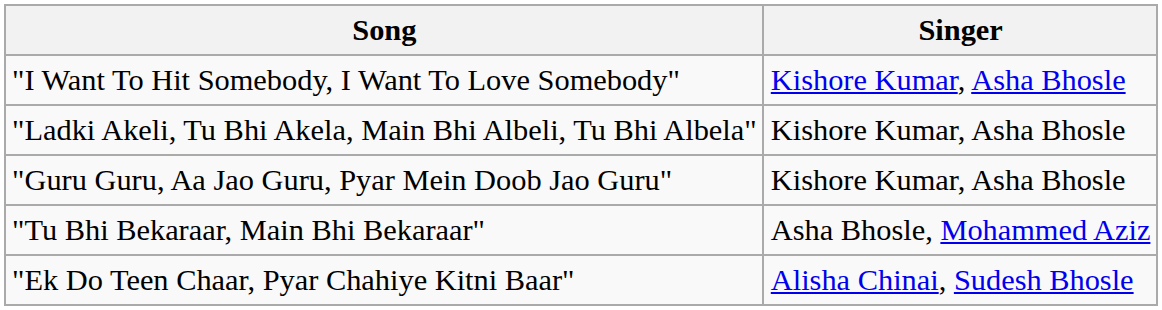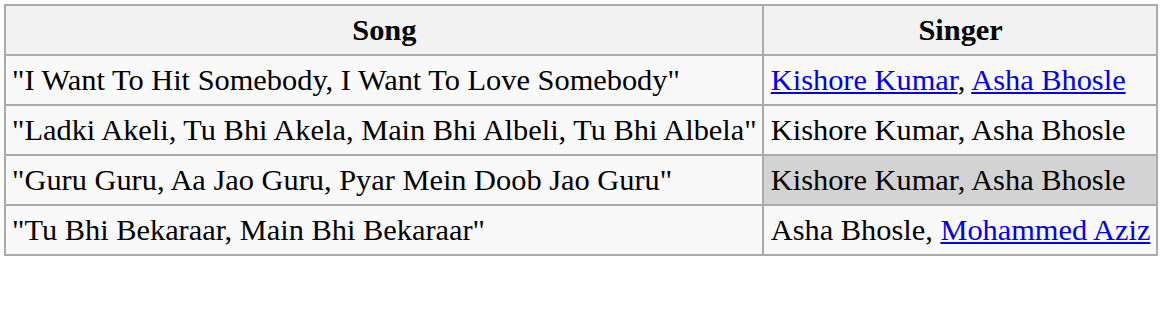(948, 180) no background -> (948, 180) lightgrey background
- row: (293, 280)
